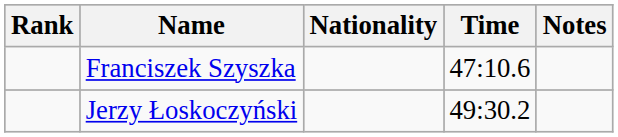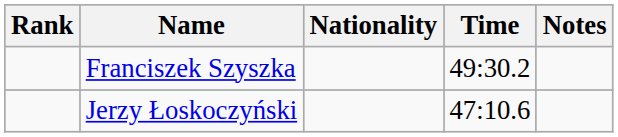(490, 68) 47:10.6 -> (490, 68) 49:30.2
(490, 110) 49:30.2 -> (490, 110) 47:10.6
